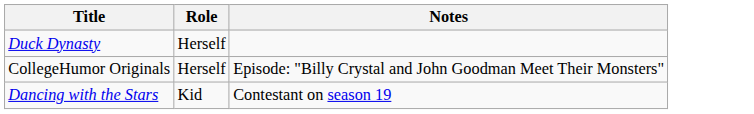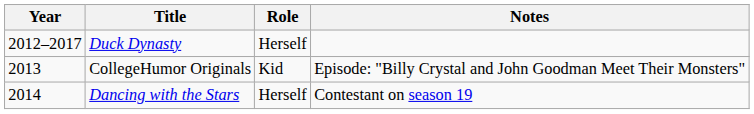+ column: (45, 17)
(202, 69) Herself -> (271, 69) Kid
(190, 95) Kid -> (283, 95) Herself
